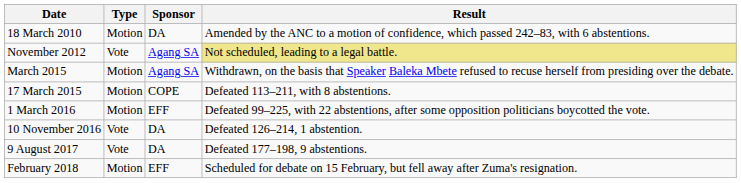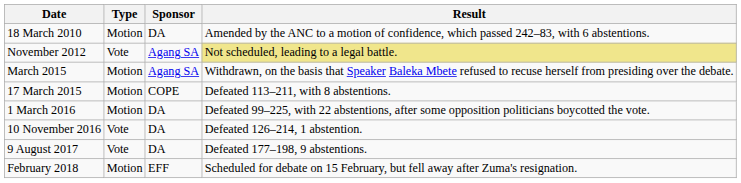(159, 110) EFF -> (157, 110) DA
